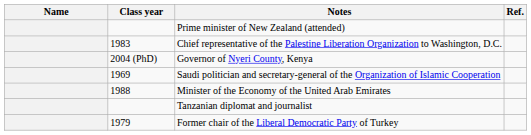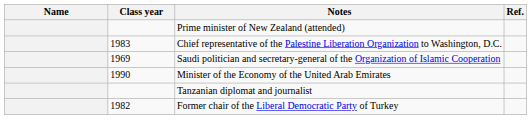- row: (245, 59)
(120, 91) 1988 -> (120, 75) 1990
(120, 122) 1979 -> (120, 106) 1982
